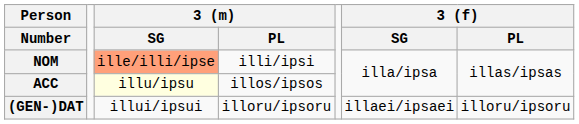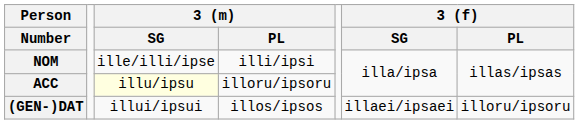(156, 62) lightsalmon background -> (156, 62) no background
(276, 85) illos/ipsos -> (276, 85) illoru/ipsoru
(276, 108) illoru/ipsoru -> (276, 108) illos/ipsos
